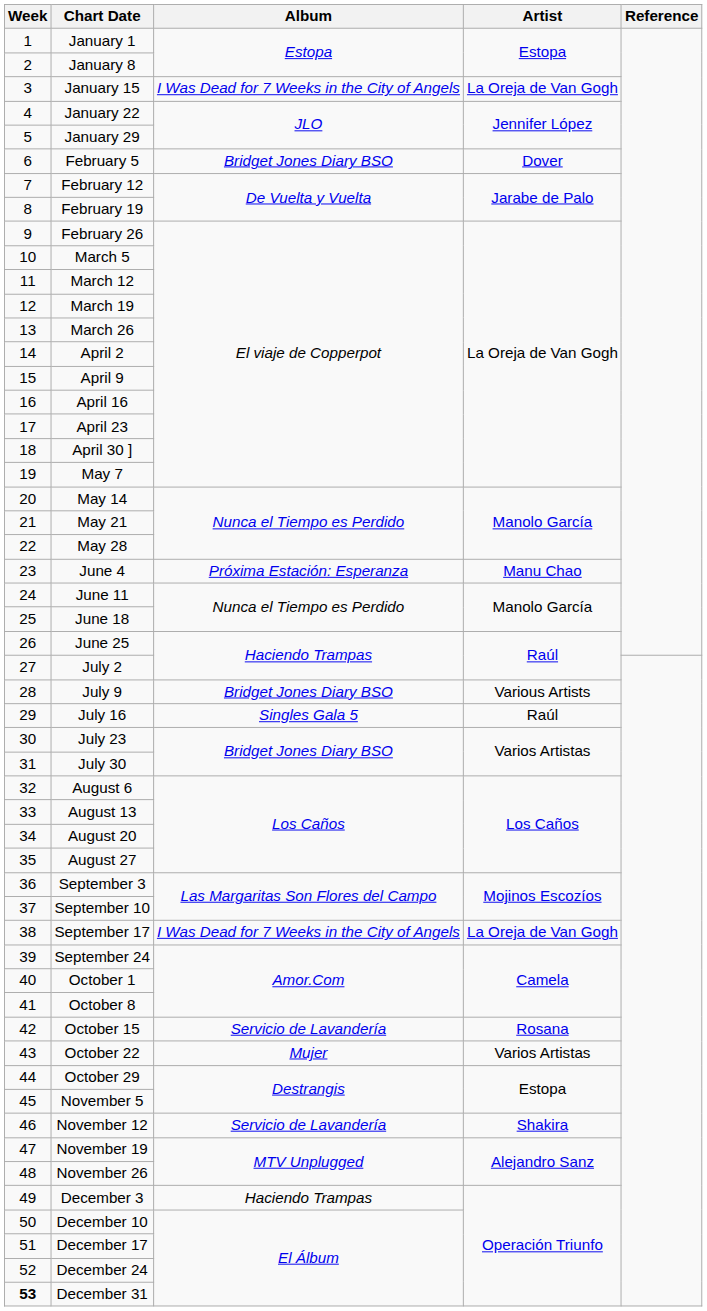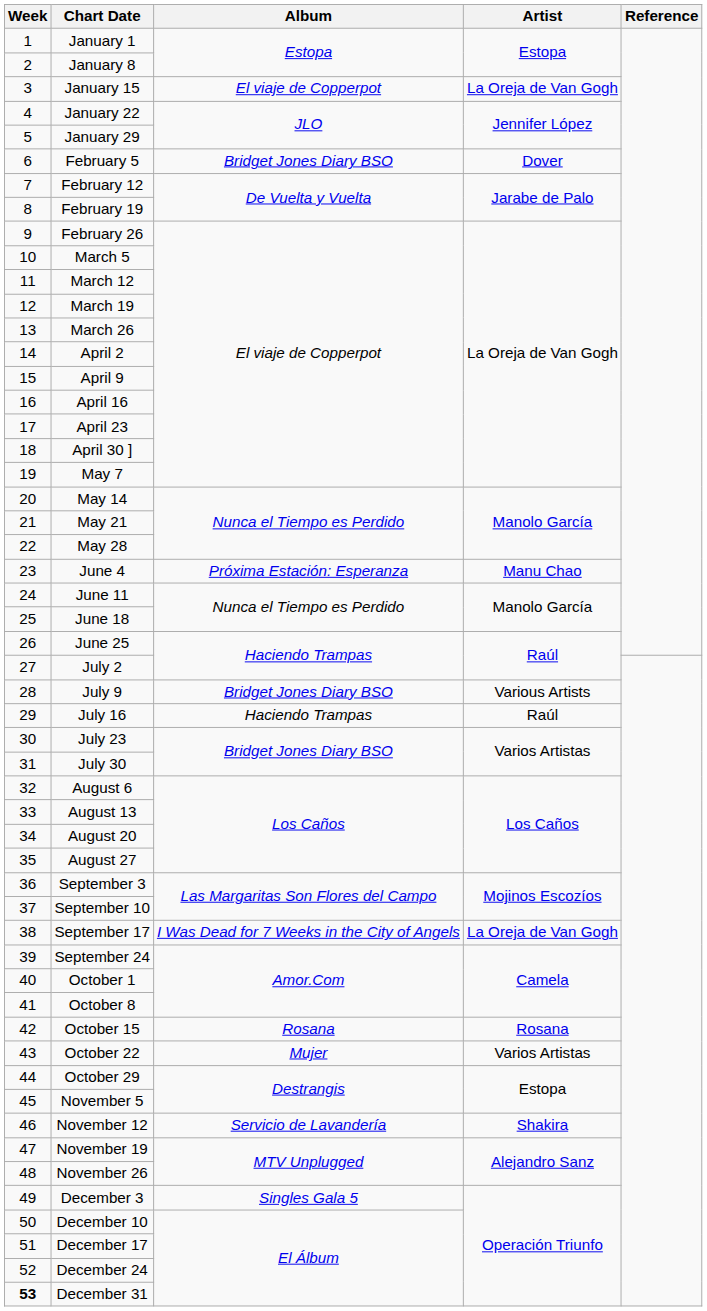(308, 88) I Was Dead for 7 Weeks in the City of Angels -> (308, 88) El viaje de Copperpot
(308, 715) Singles Gala 5 -> (308, 715) Haciendo Trampas
(308, 1029) Servicio de Lavandería -> (308, 1029) Rosana
(308, 1197) Haciendo Trampas -> (308, 1197) Singles Gala 5
